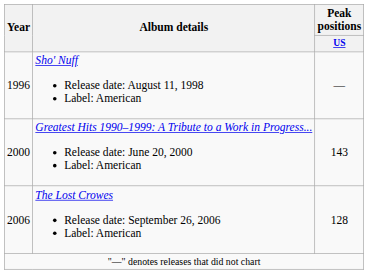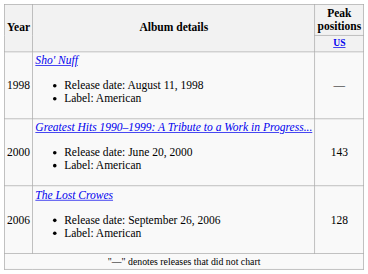(19, 85) 1996 -> (19, 85) 1998
